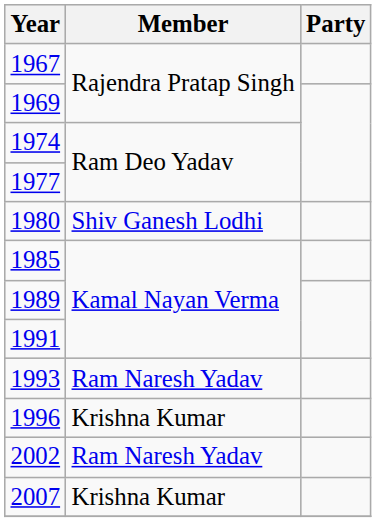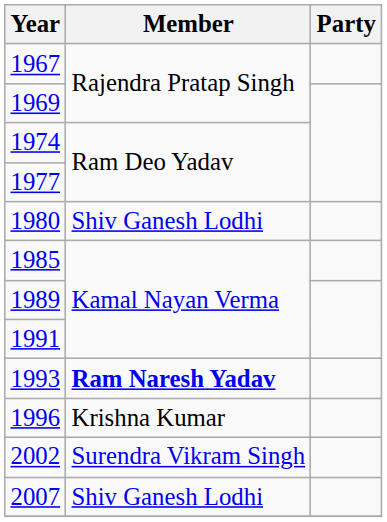(167, 378) normal -> (173, 378) bold
(167, 456) Ram Naresh Yadav -> (188, 456) Surendra Vikram Singh
(148, 496) Krishna Kumar -> (167, 496) Shiv Ganesh Lodhi
